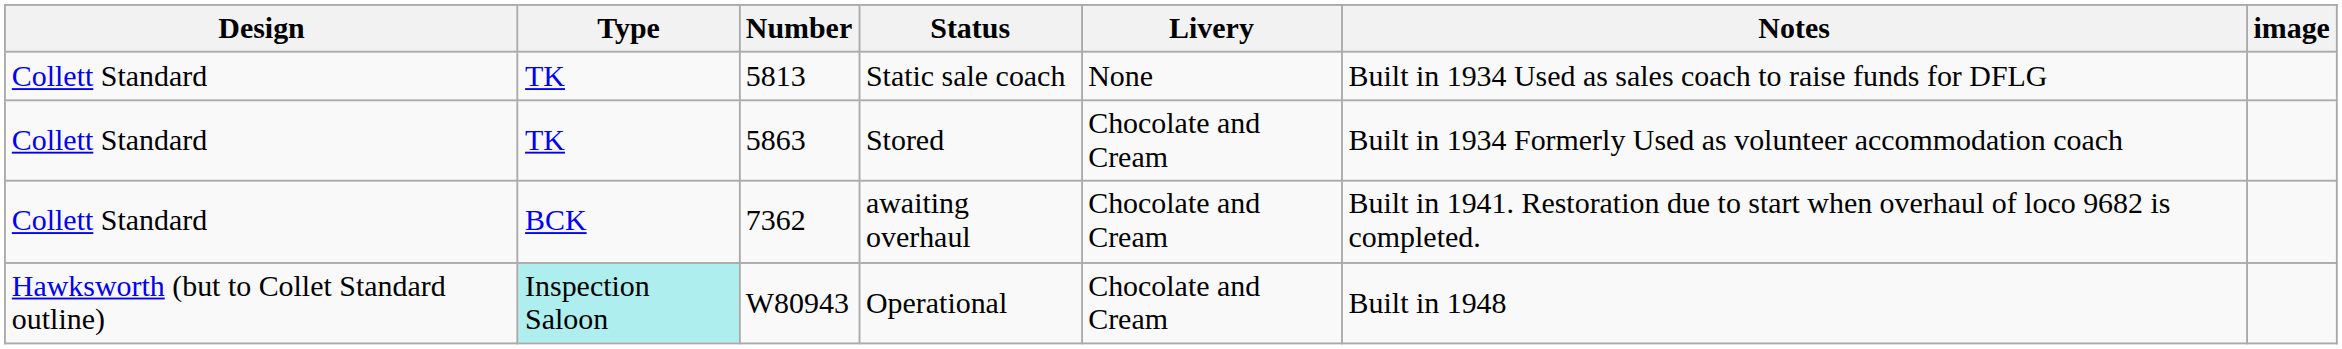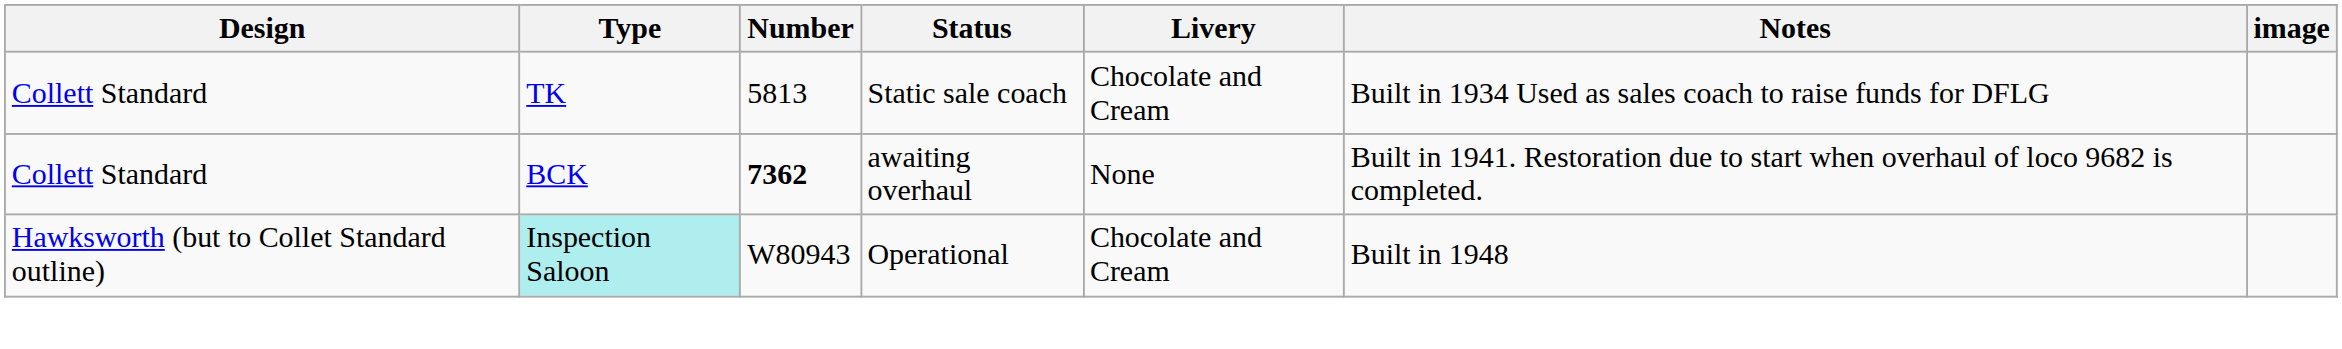(1121, 75) None -> (1176, 92) Chocolate and Cream
- row: (905, 139)
(776, 221) normal -> (777, 173) bold
(1174, 221) Chocolate and Cream -> (1122, 173) None
